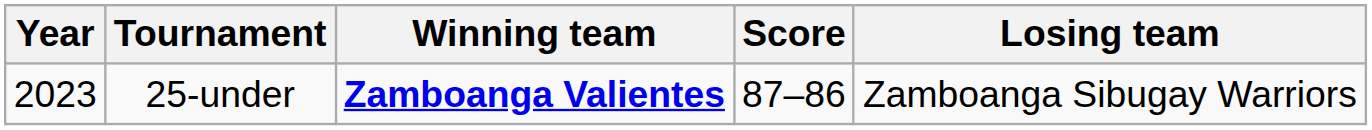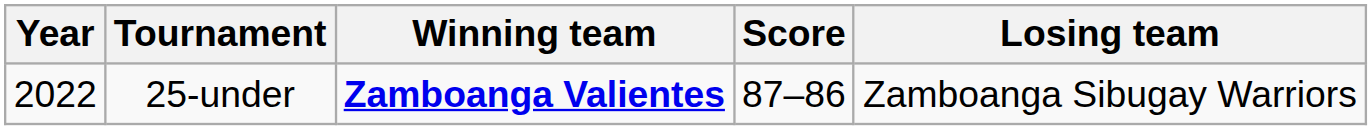(55, 93) 2023 -> (55, 93) 2022
